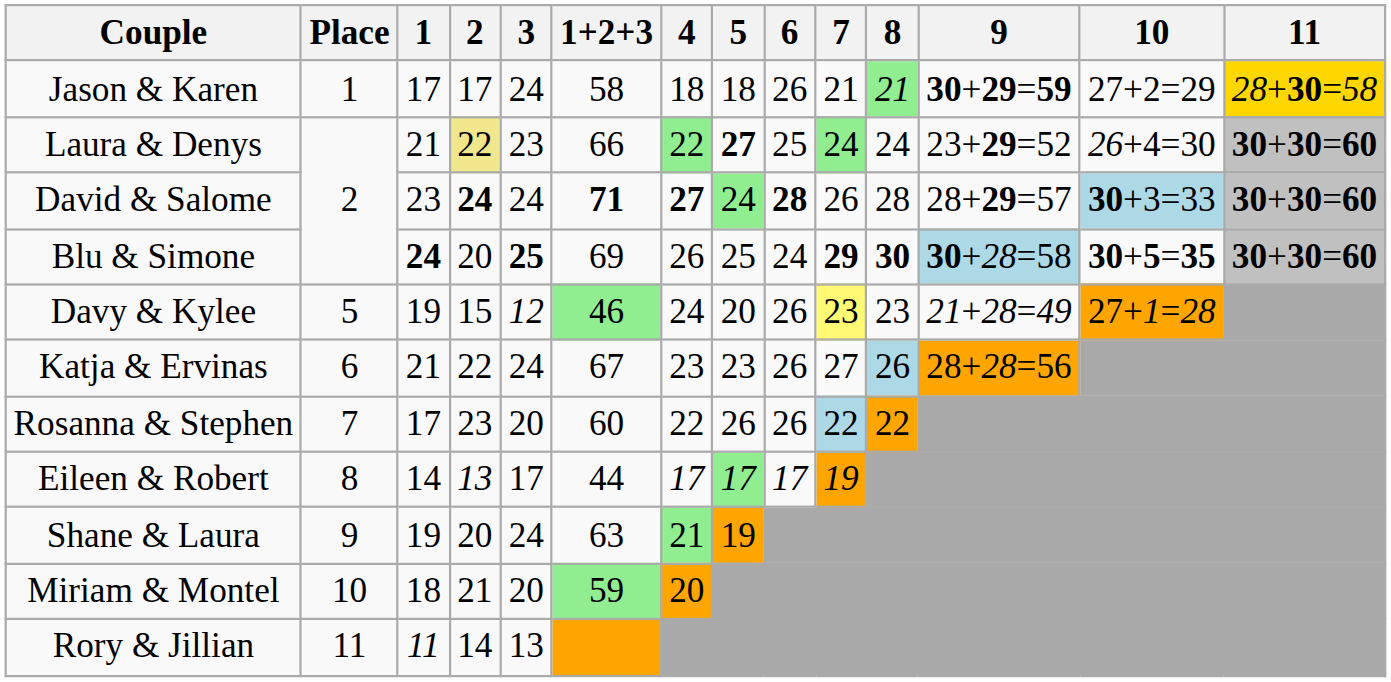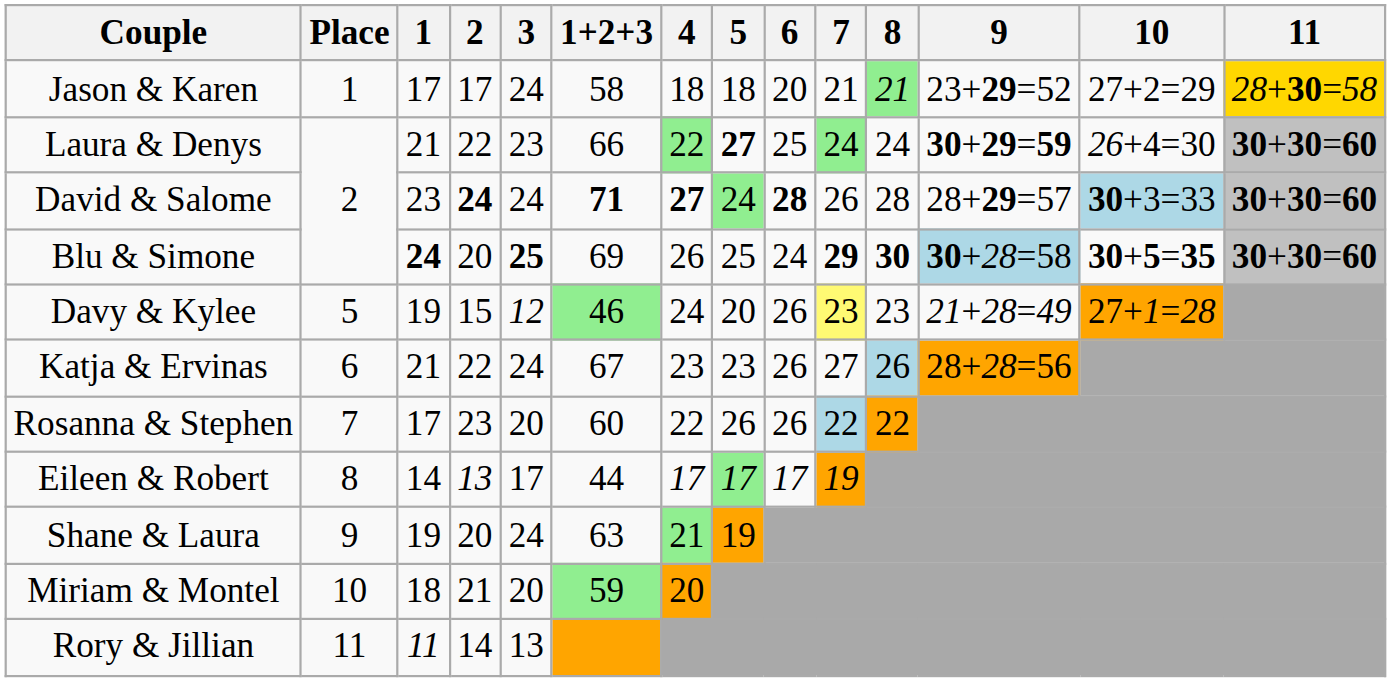(790, 88) 26 -> (790, 88) 20
(999, 88) 30+29=59 -> (999, 88) 23+29=52
(475, 144) khaki background -> (475, 144) no background
(999, 144) 23+29=52 -> (999, 144) 30+29=59
